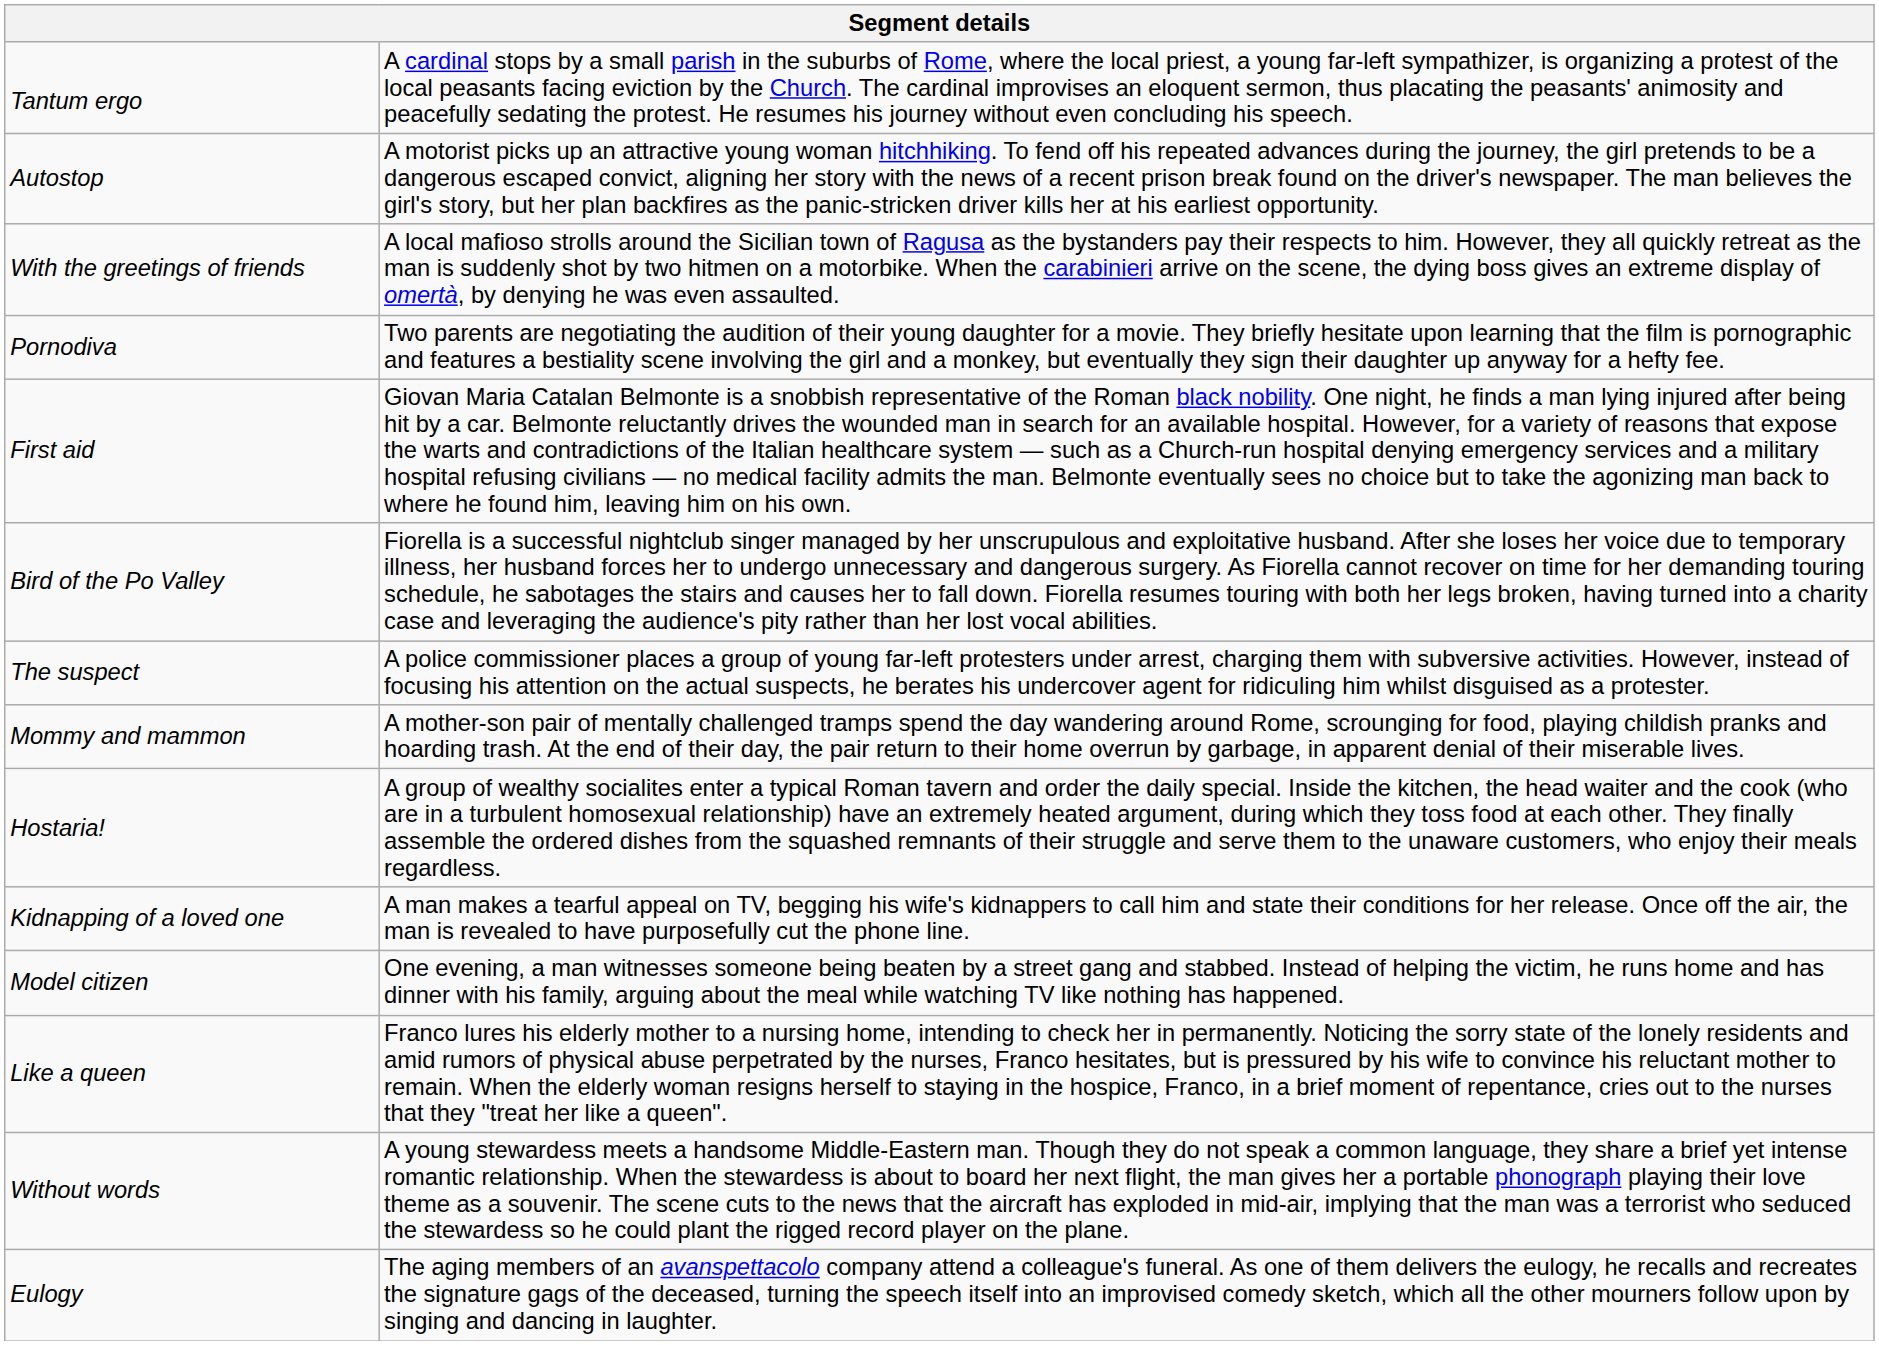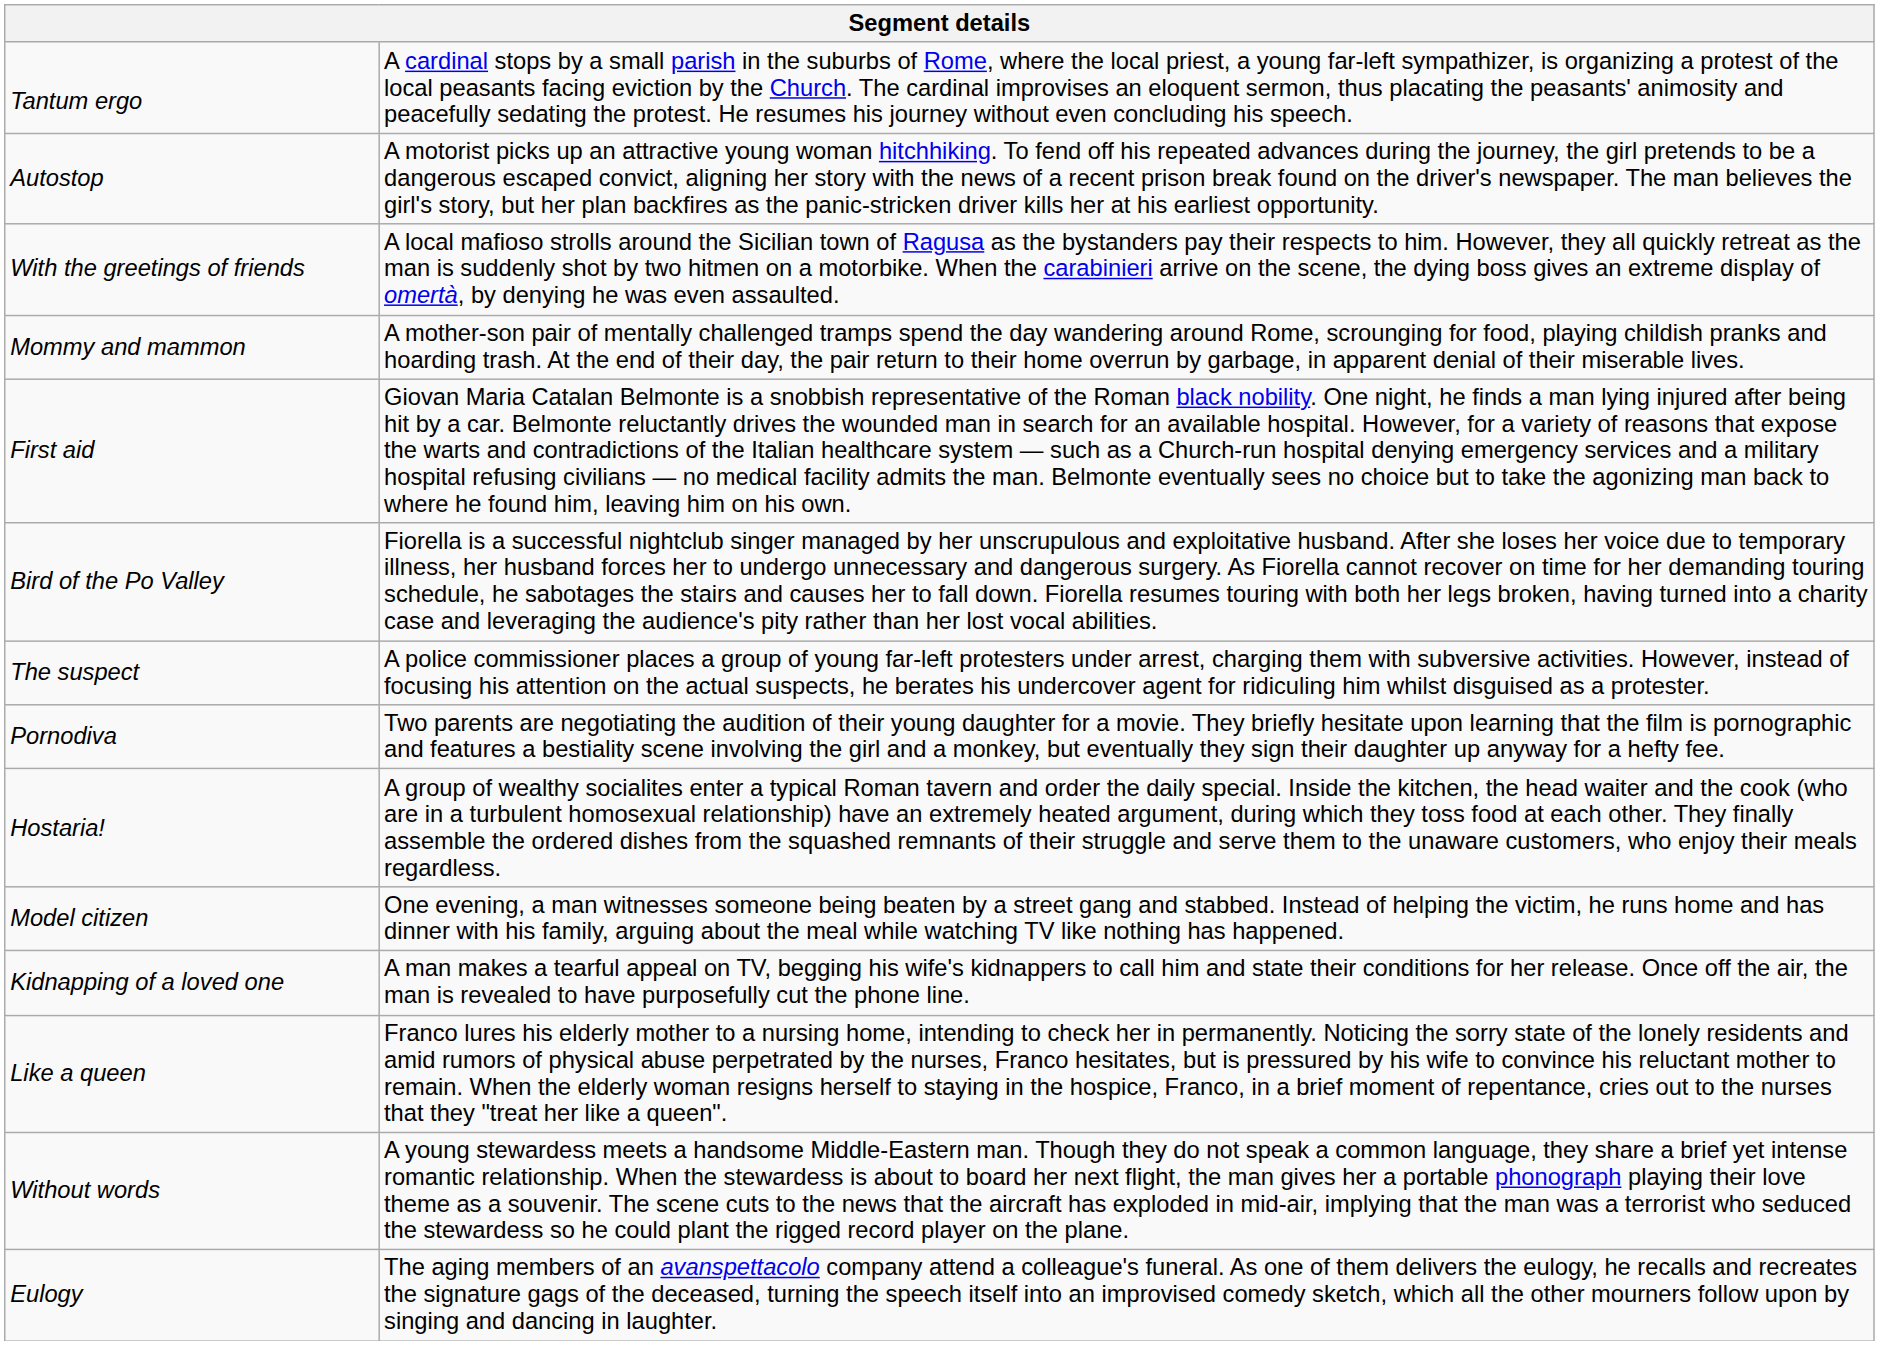rows swapped: (128, 736) <-> (64, 346)
rows swapped: (79, 982) <-> (147, 918)
